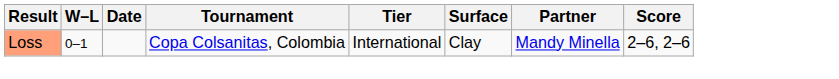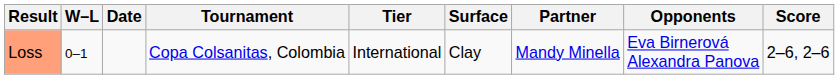+ column: (693, 17)
